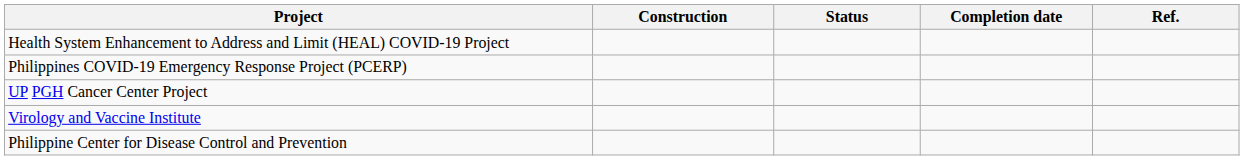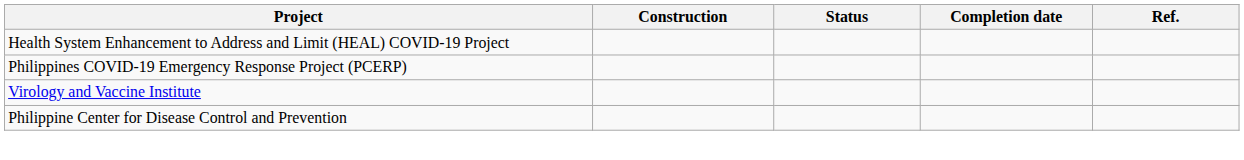- row: (108, 92)
